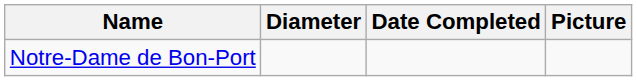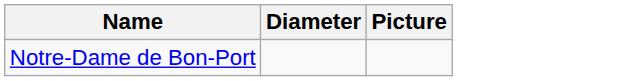- column: (456, 22)
